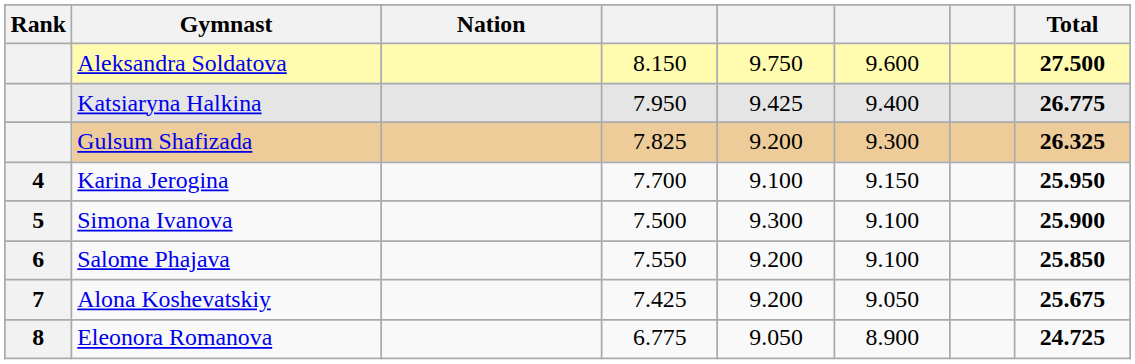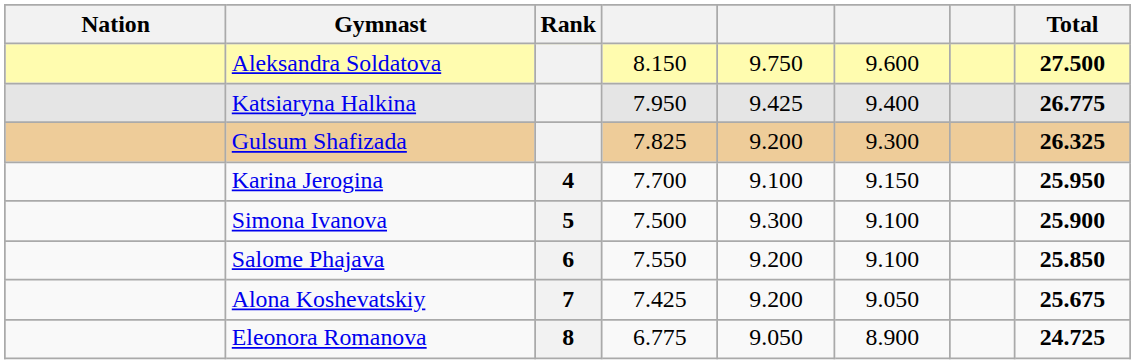columns swapped: (38, 23) <-> (491, 23)
